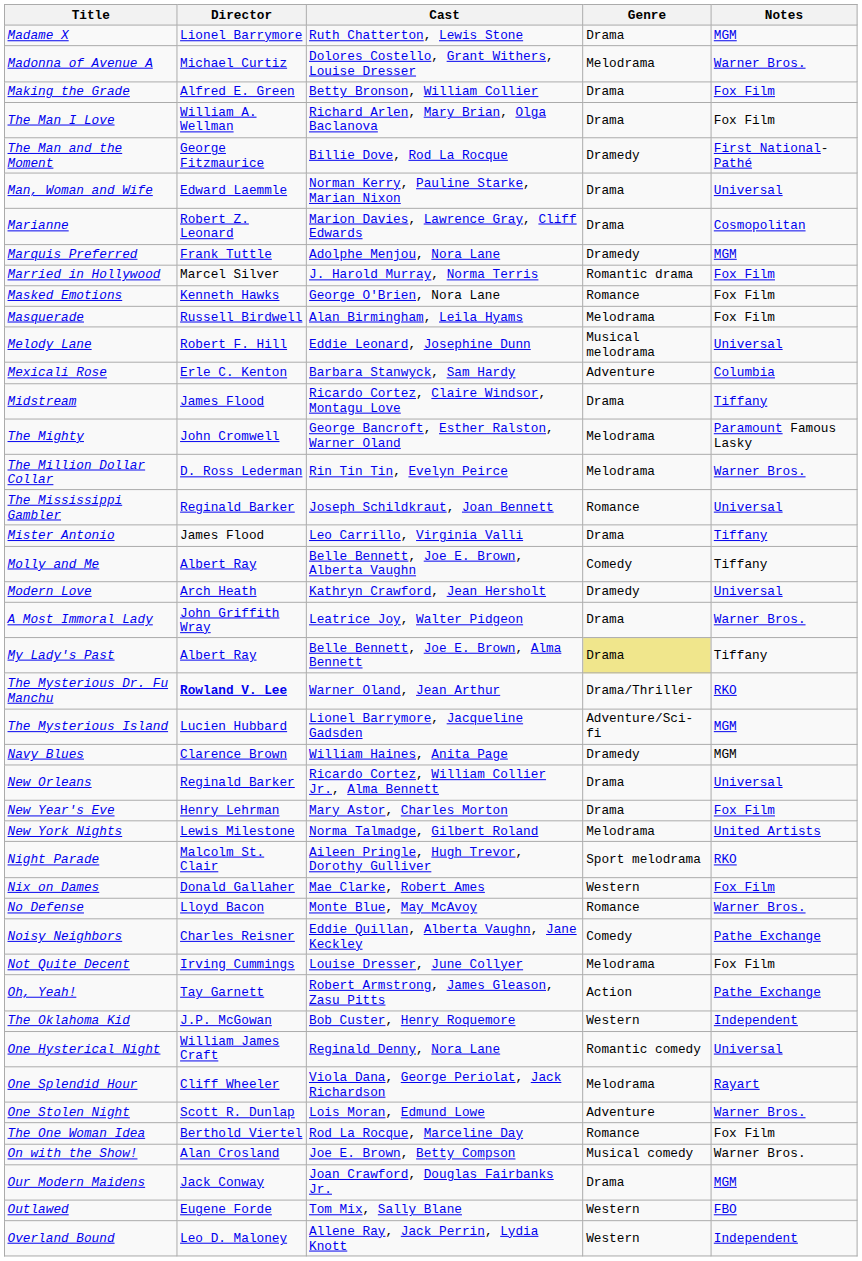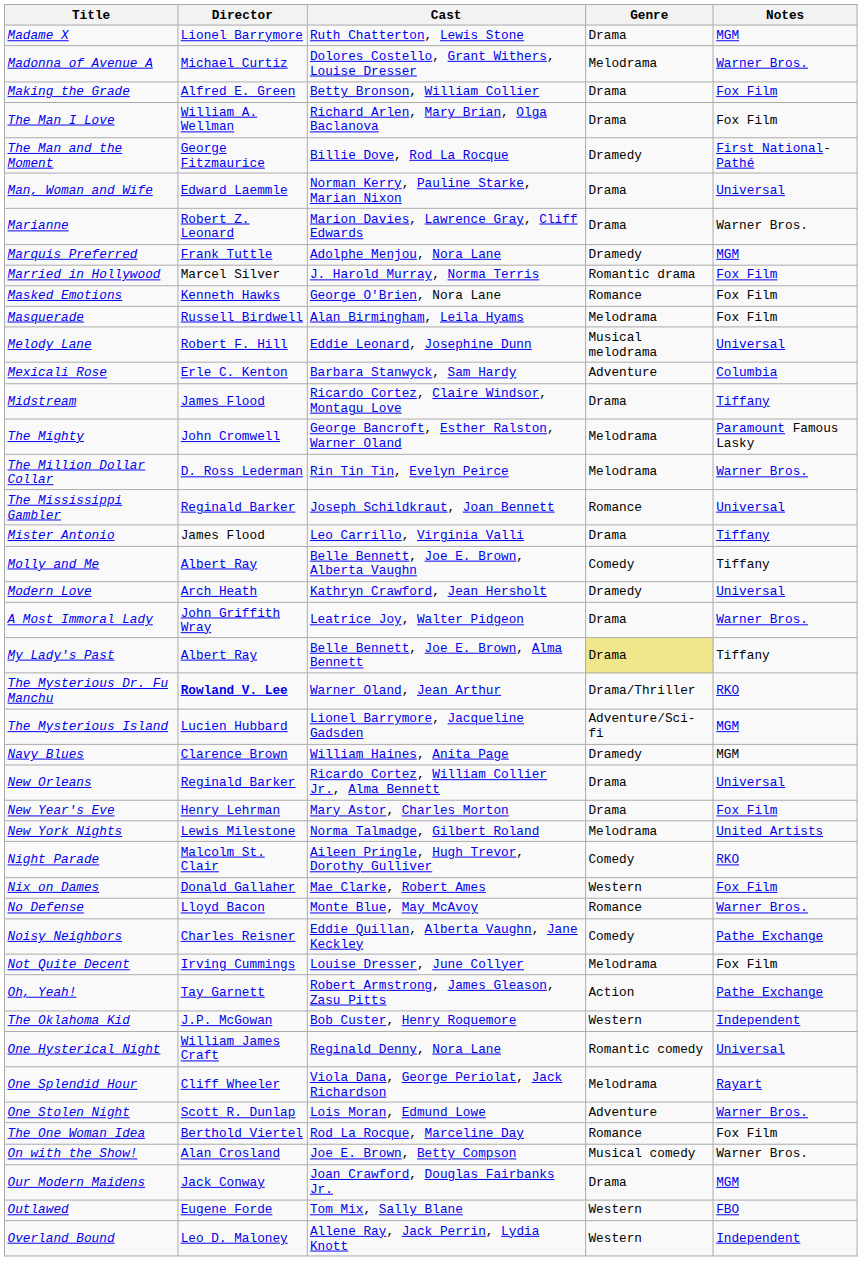(760, 226) Cosmopolitan -> (762, 226) Warner Bros.
(644, 860) Sport melodrama -> (611, 860) Comedy
